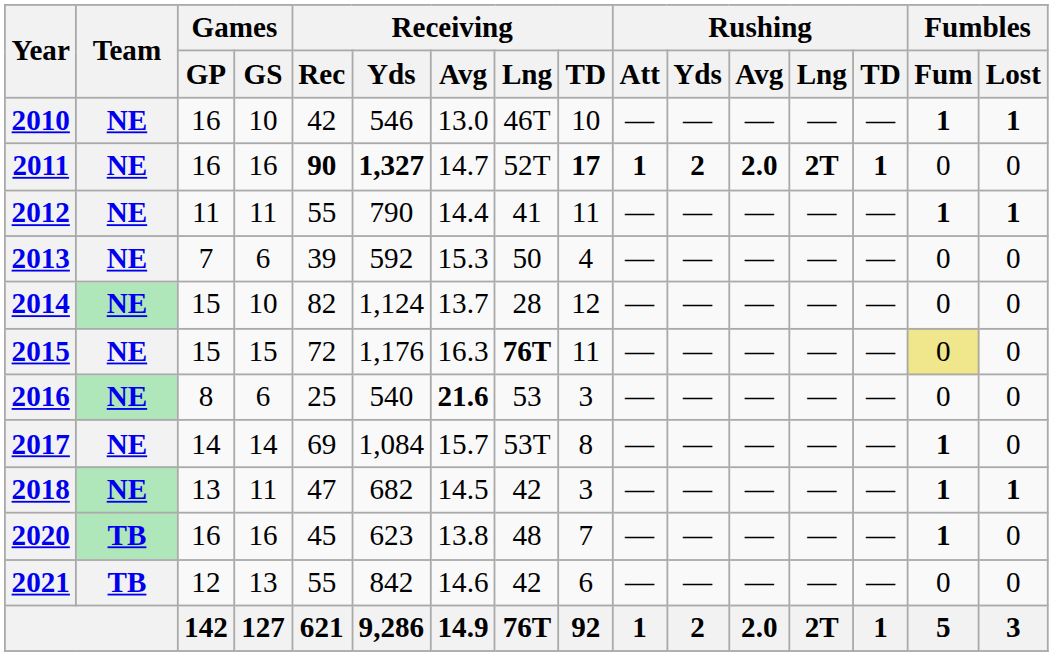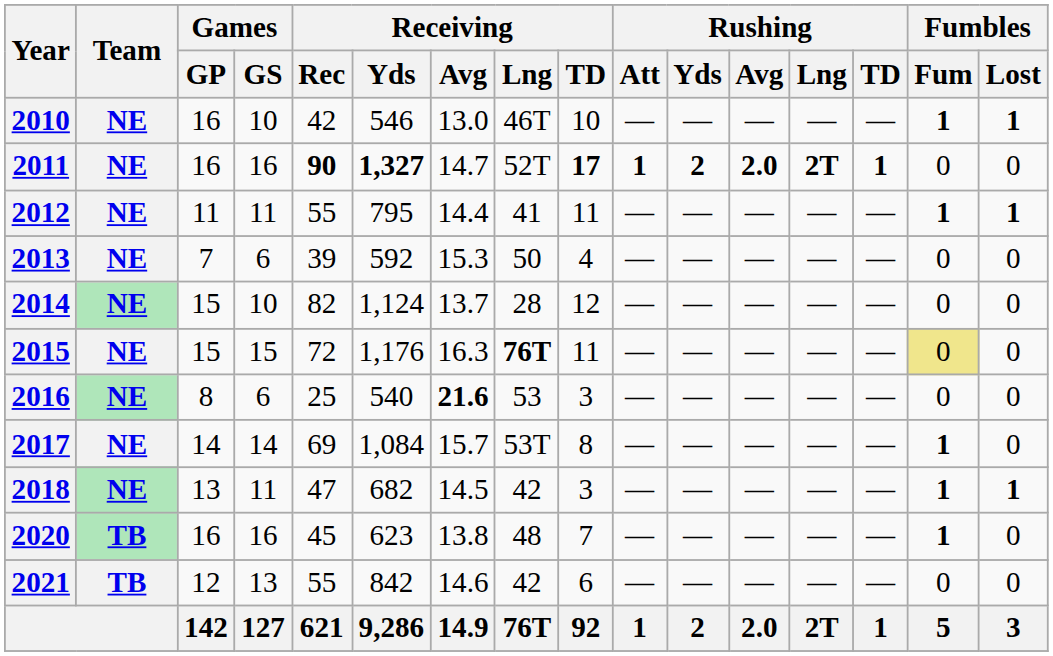(391, 212) 790 -> (391, 212) 795
